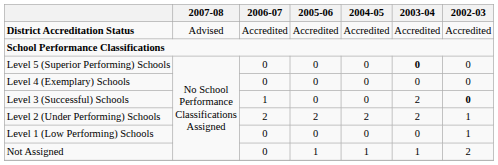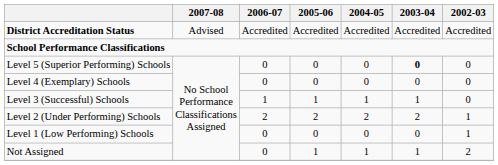(316, 99) 0 -> (316, 99) 1
(366, 99) 0 -> (366, 99) 1
(417, 99) 2 -> (417, 99) 1
(468, 99) bold -> (468, 99) normal
